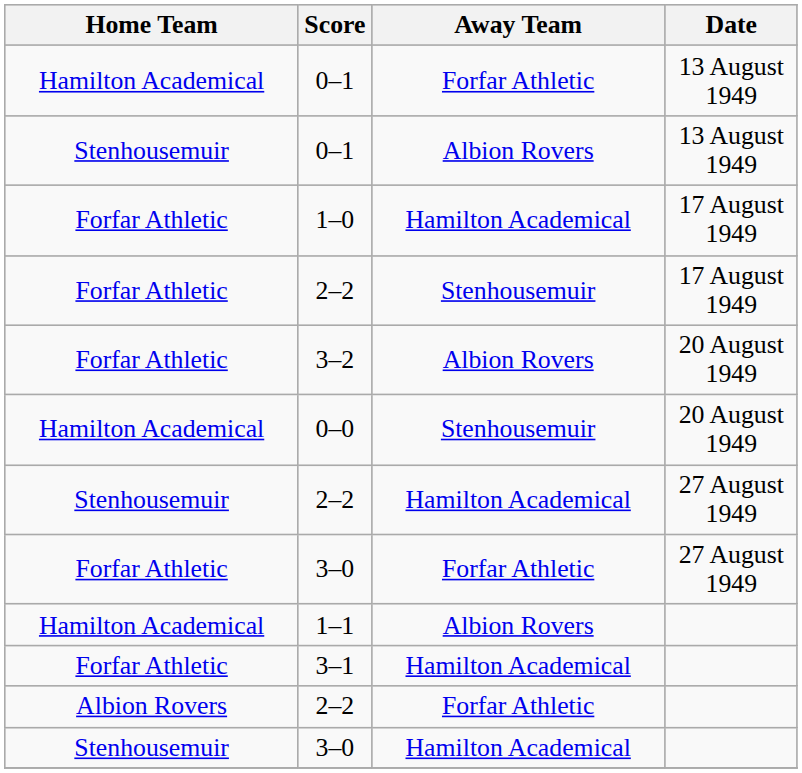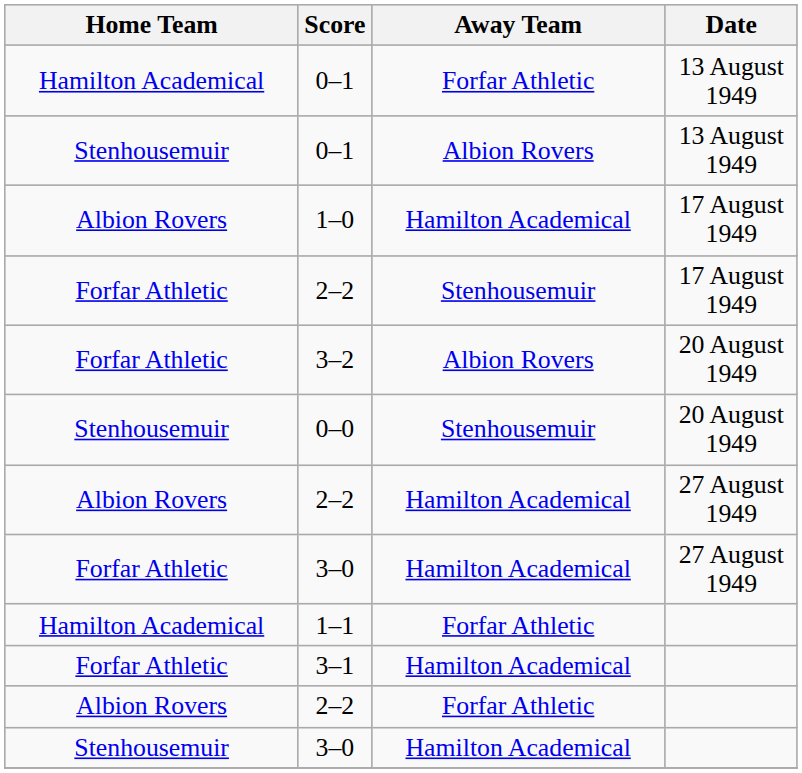(152, 219) Forfar Athletic -> (152, 219) Albion Rovers
(152, 429) Hamilton Academical -> (152, 429) Stenhousemuir
(152, 499) Stenhousemuir -> (152, 499) Albion Rovers
(518, 569) Forfar Athletic -> (518, 569) Hamilton Academical
(518, 624) Albion Rovers -> (518, 624) Forfar Athletic
